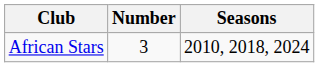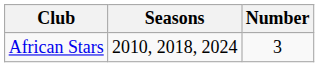columns swapped: (144, 18) <-> (247, 18)
